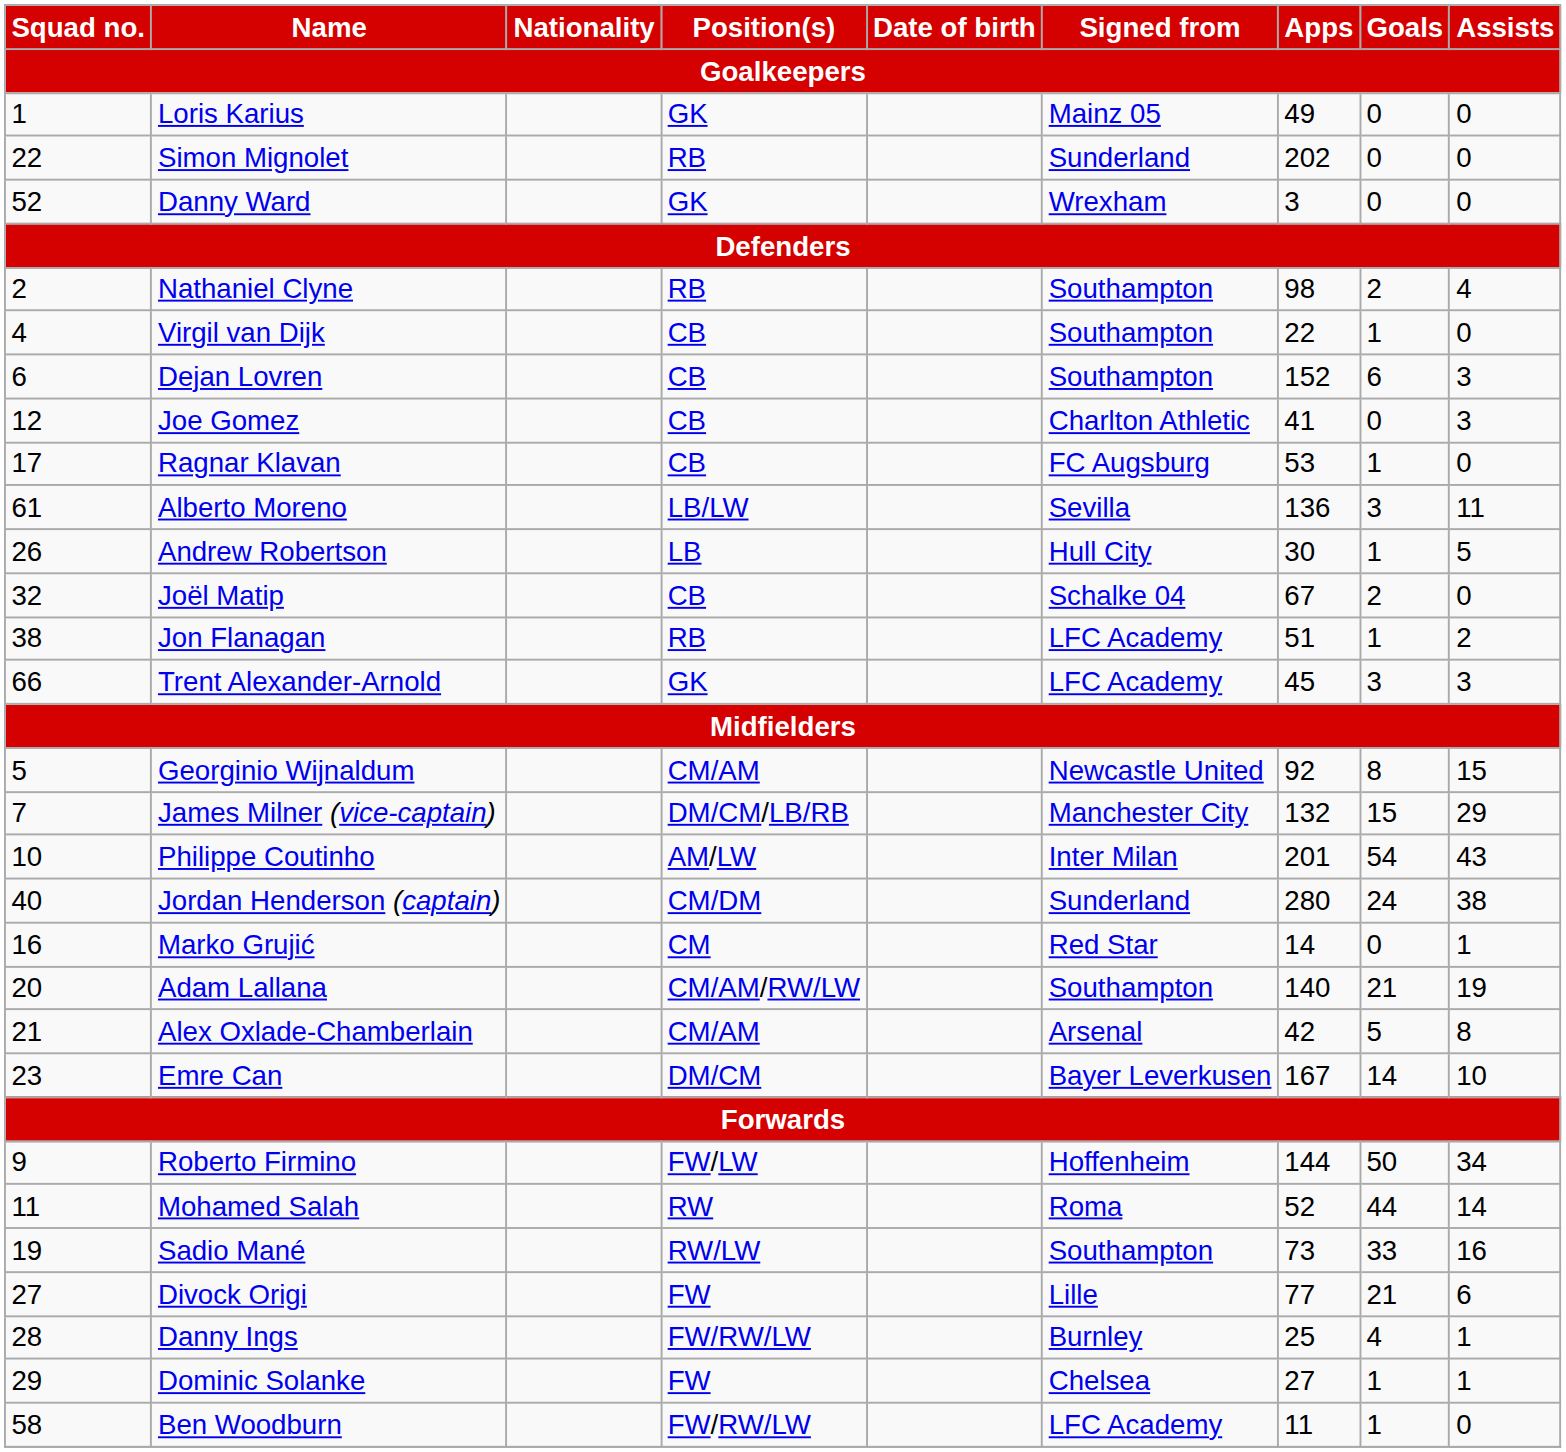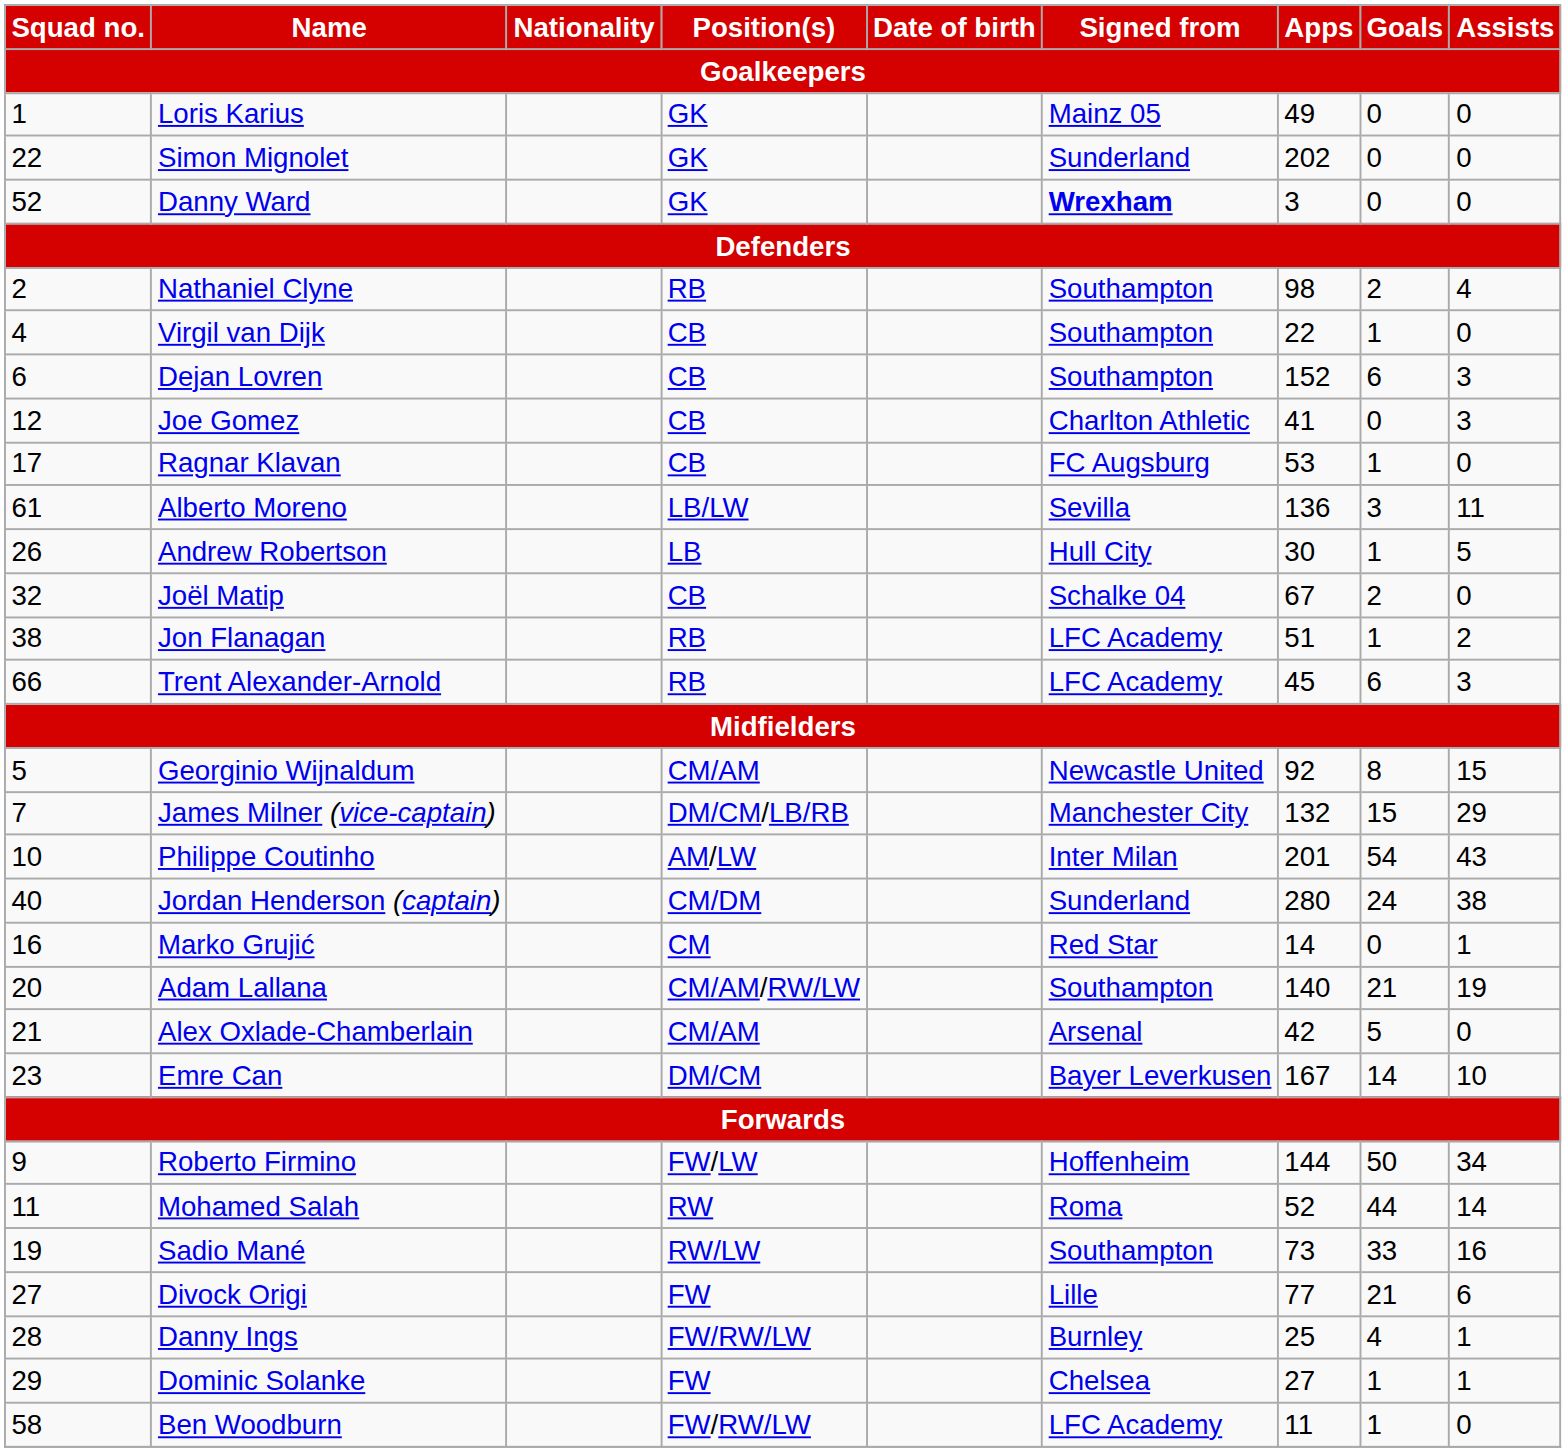(687, 158) RB -> (688, 158) GK
(1108, 202) normal -> (1111, 202) bold
(688, 682) GK -> (687, 682) RB
(1374, 682) 3 -> (1374, 682) 6
(1464, 1032) 8 -> (1464, 1032) 0
